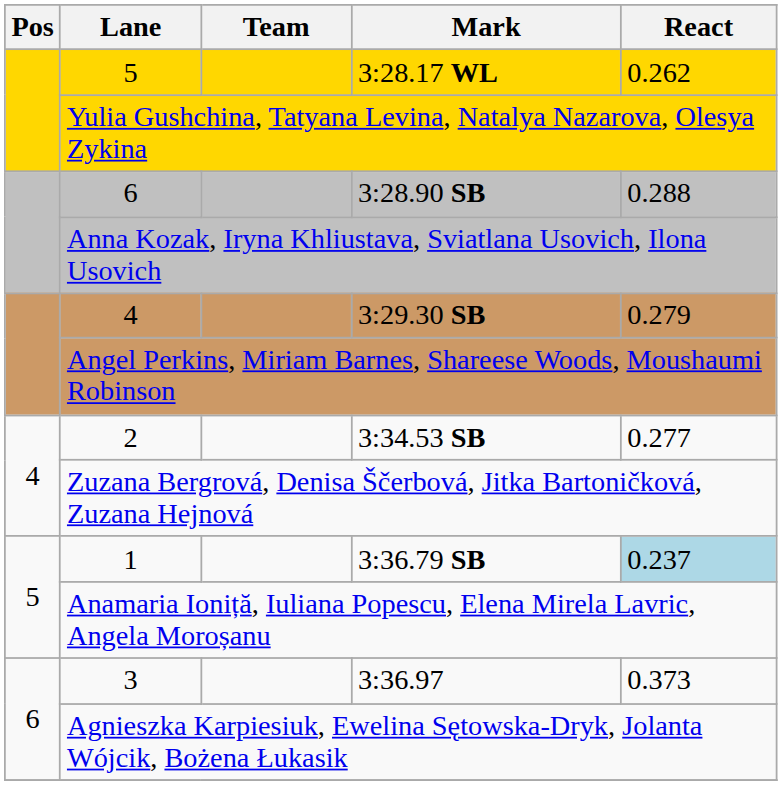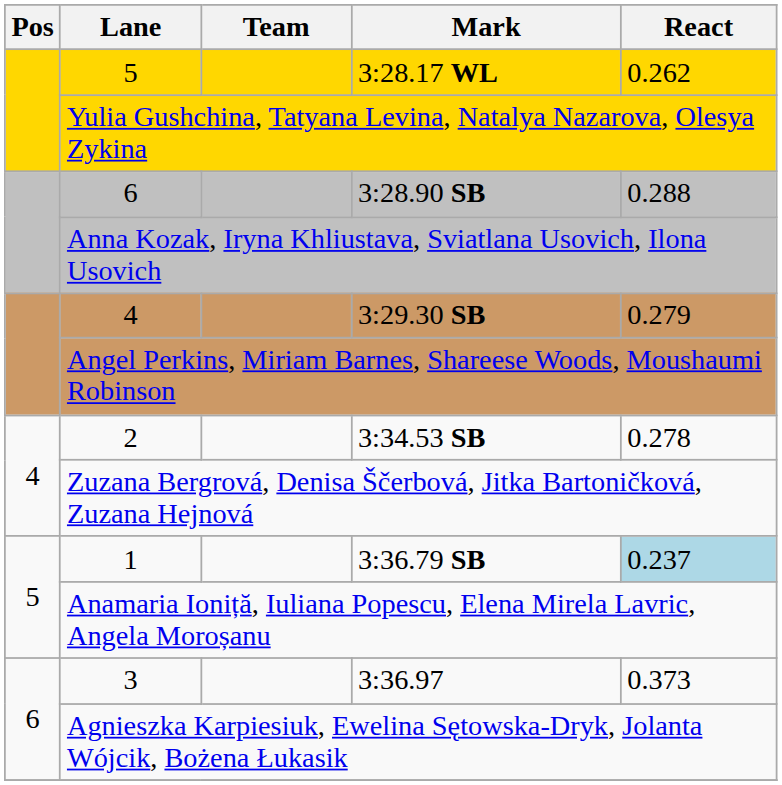(659, 436) 0.277 -> (659, 436) 0.278
